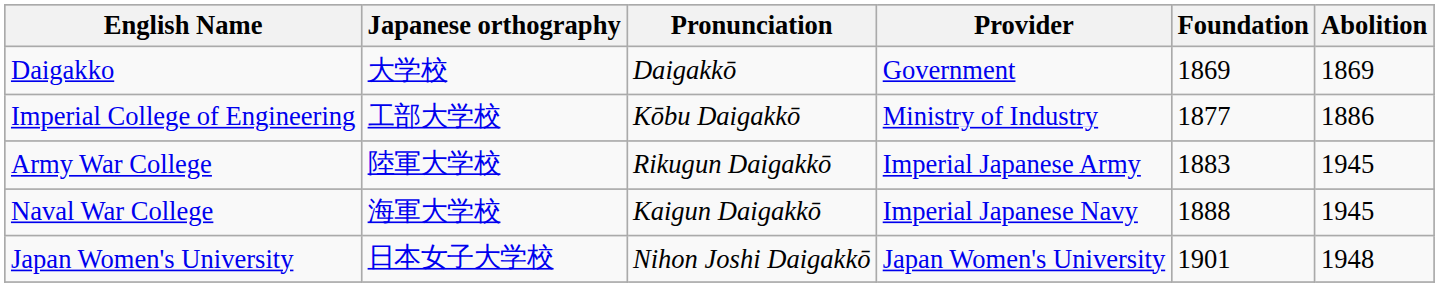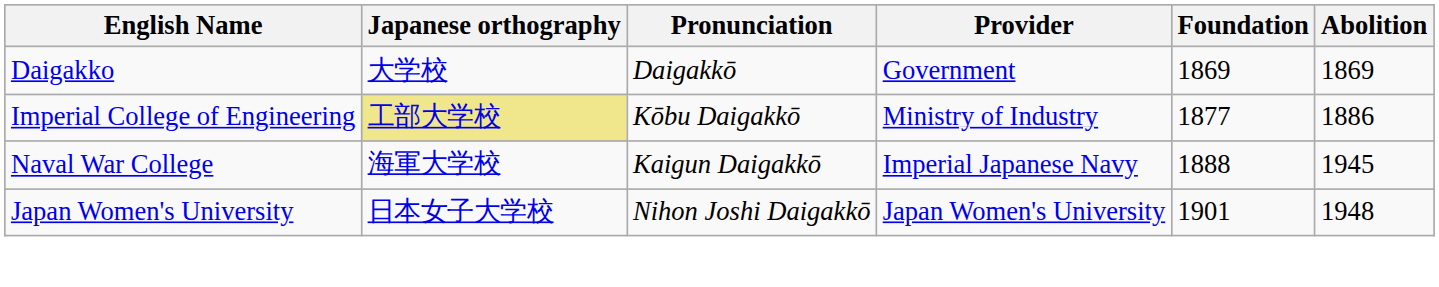(434, 116) no background -> (434, 116) khaki background
- row: (111, 164)
